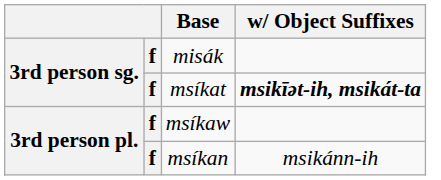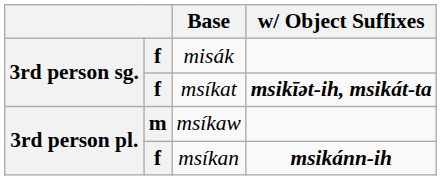(152, 123) f -> (158, 123) m
(330, 157) normal -> (341, 157) bold
